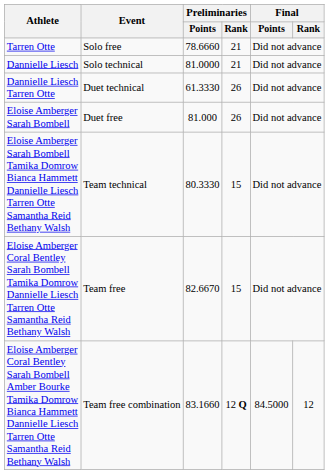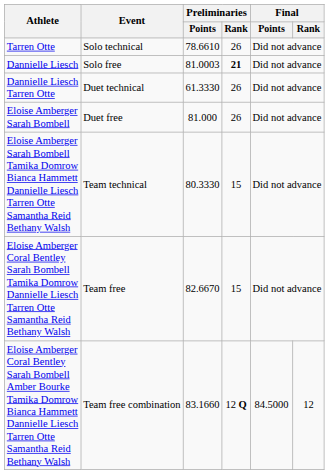(102, 47) Solo free -> (113, 47) Solo technical
(203, 47) 78.6660 -> (203, 47) 78.6610
(236, 47) 21 -> (236, 47) 26
(113, 64) Solo technical -> (102, 64) Solo free
(203, 64) 81.0000 -> (203, 64) 81.0003
(236, 64) normal -> (236, 64) bold
